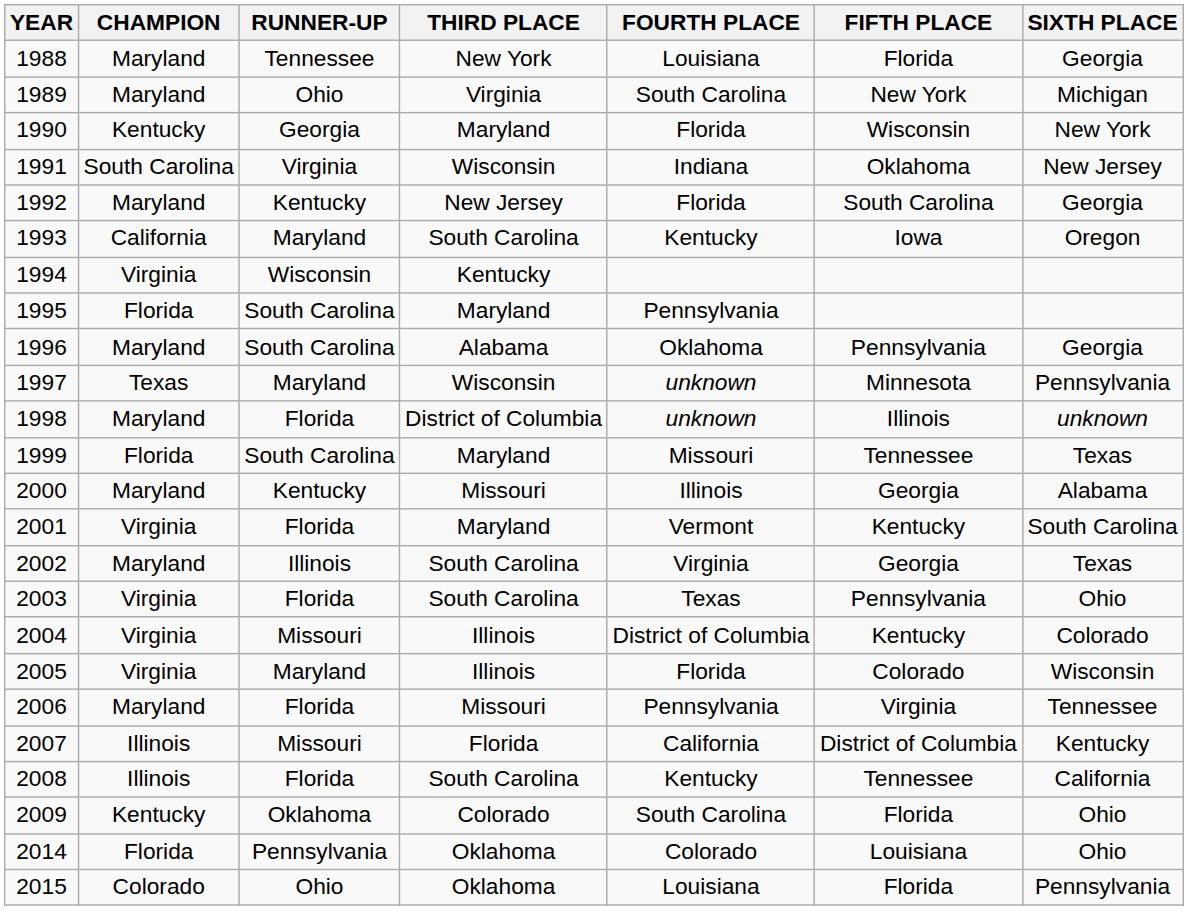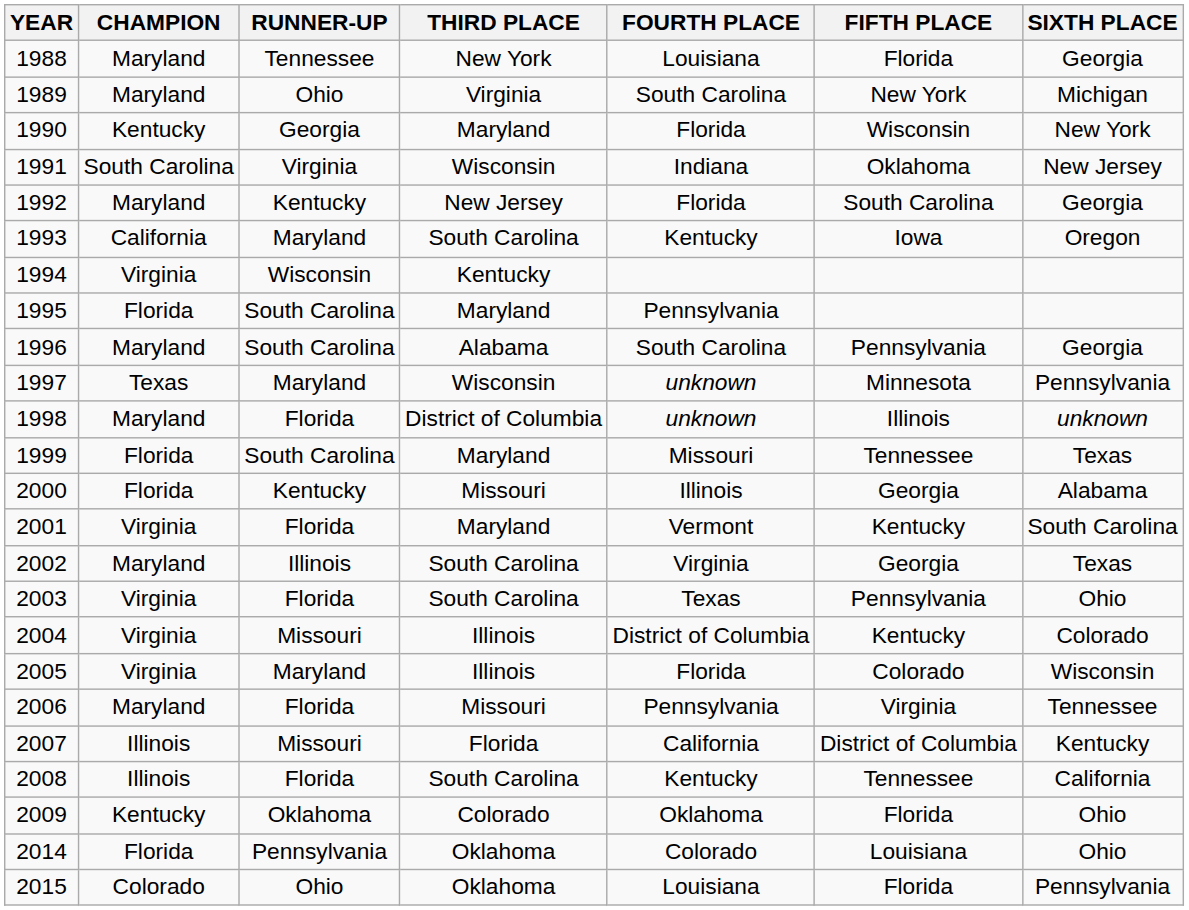(711, 346) Oklahoma -> (711, 346) South Carolina
(159, 490) Maryland -> (159, 490) Florida
(711, 815) South Carolina -> (711, 815) Oklahoma
